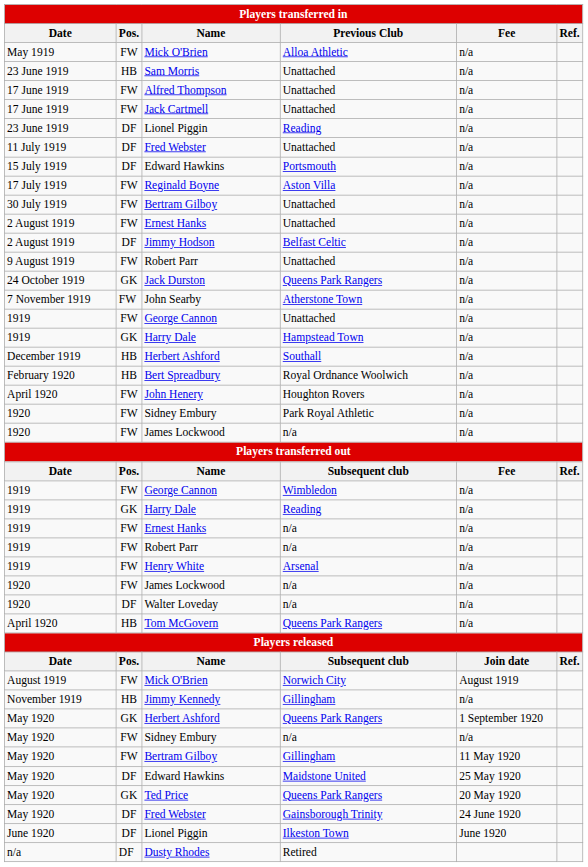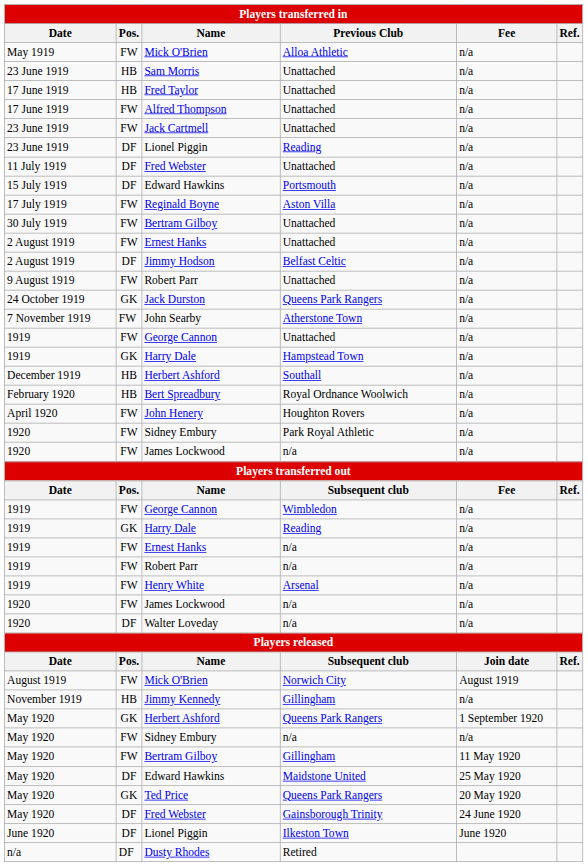+ row: (171, 90)
(38, 109) 17 June 1919 -> (38, 128) 23 June 1919
- row: (181, 623)
